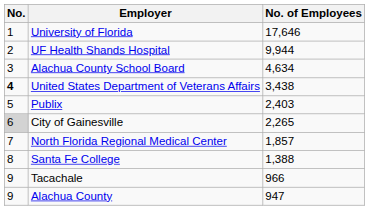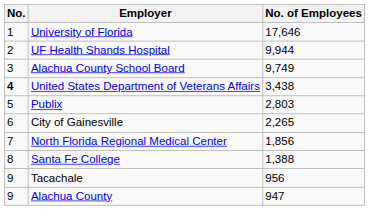(280, 68) 4,634 -> (280, 68) 9,749
(280, 104) 2,403 -> (280, 104) 2,803
(10, 123) lightgrey background -> (10, 123) no background
(280, 141) 1,857 -> (280, 141) 1,856
(275, 178) 966 -> (275, 178) 956
